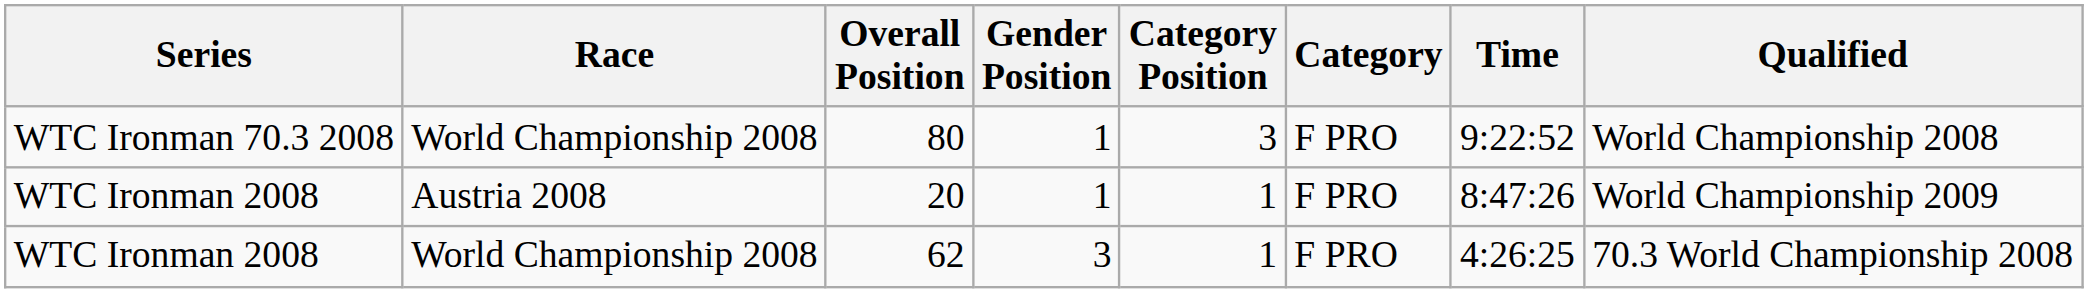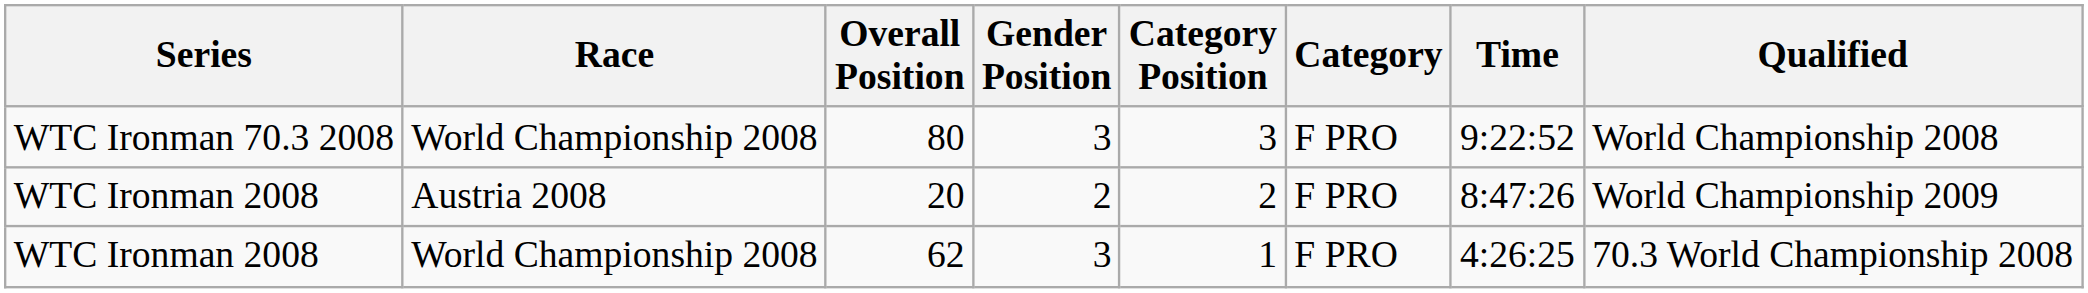(1102, 136) 1 -> (1102, 136) 3
(1102, 195) 1 -> (1102, 195) 2
(1268, 195) 1 -> (1268, 195) 2
